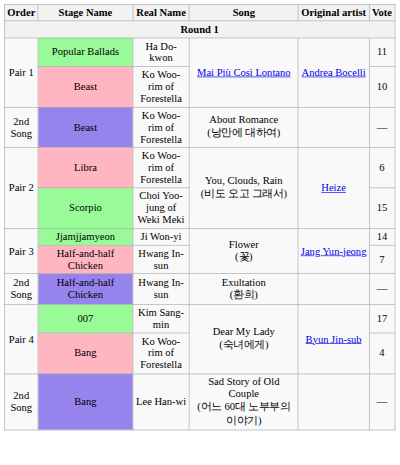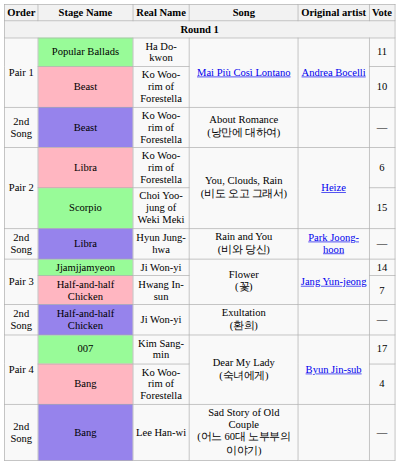+ row: (85, 243)
(161, 289) Hwang In-sun -> (161, 319) Ji Won-yi
